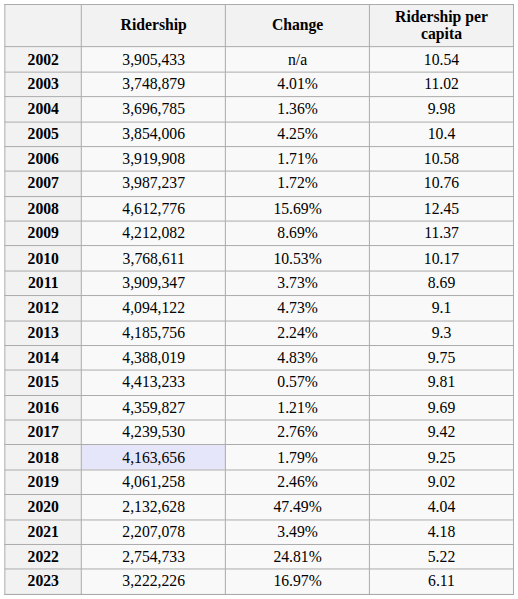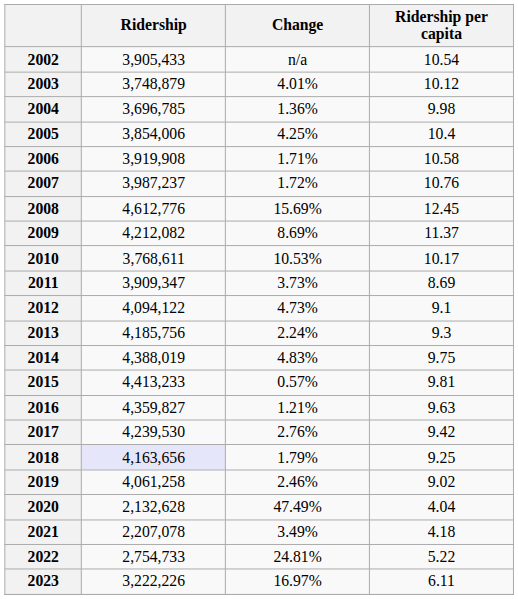(442, 84) 11.02 -> (442, 84) 10.12
(442, 407) 9.69 -> (442, 407) 9.63
